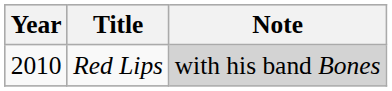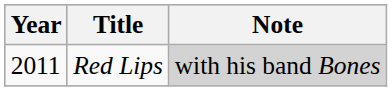(36, 65) 2010 -> (36, 65) 2011
